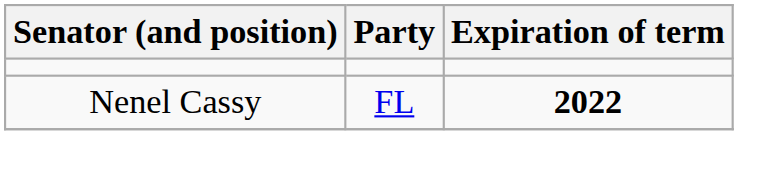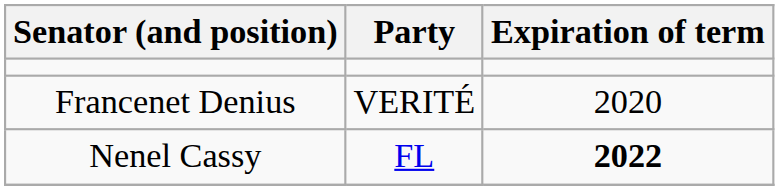+ row: (175, 101)
